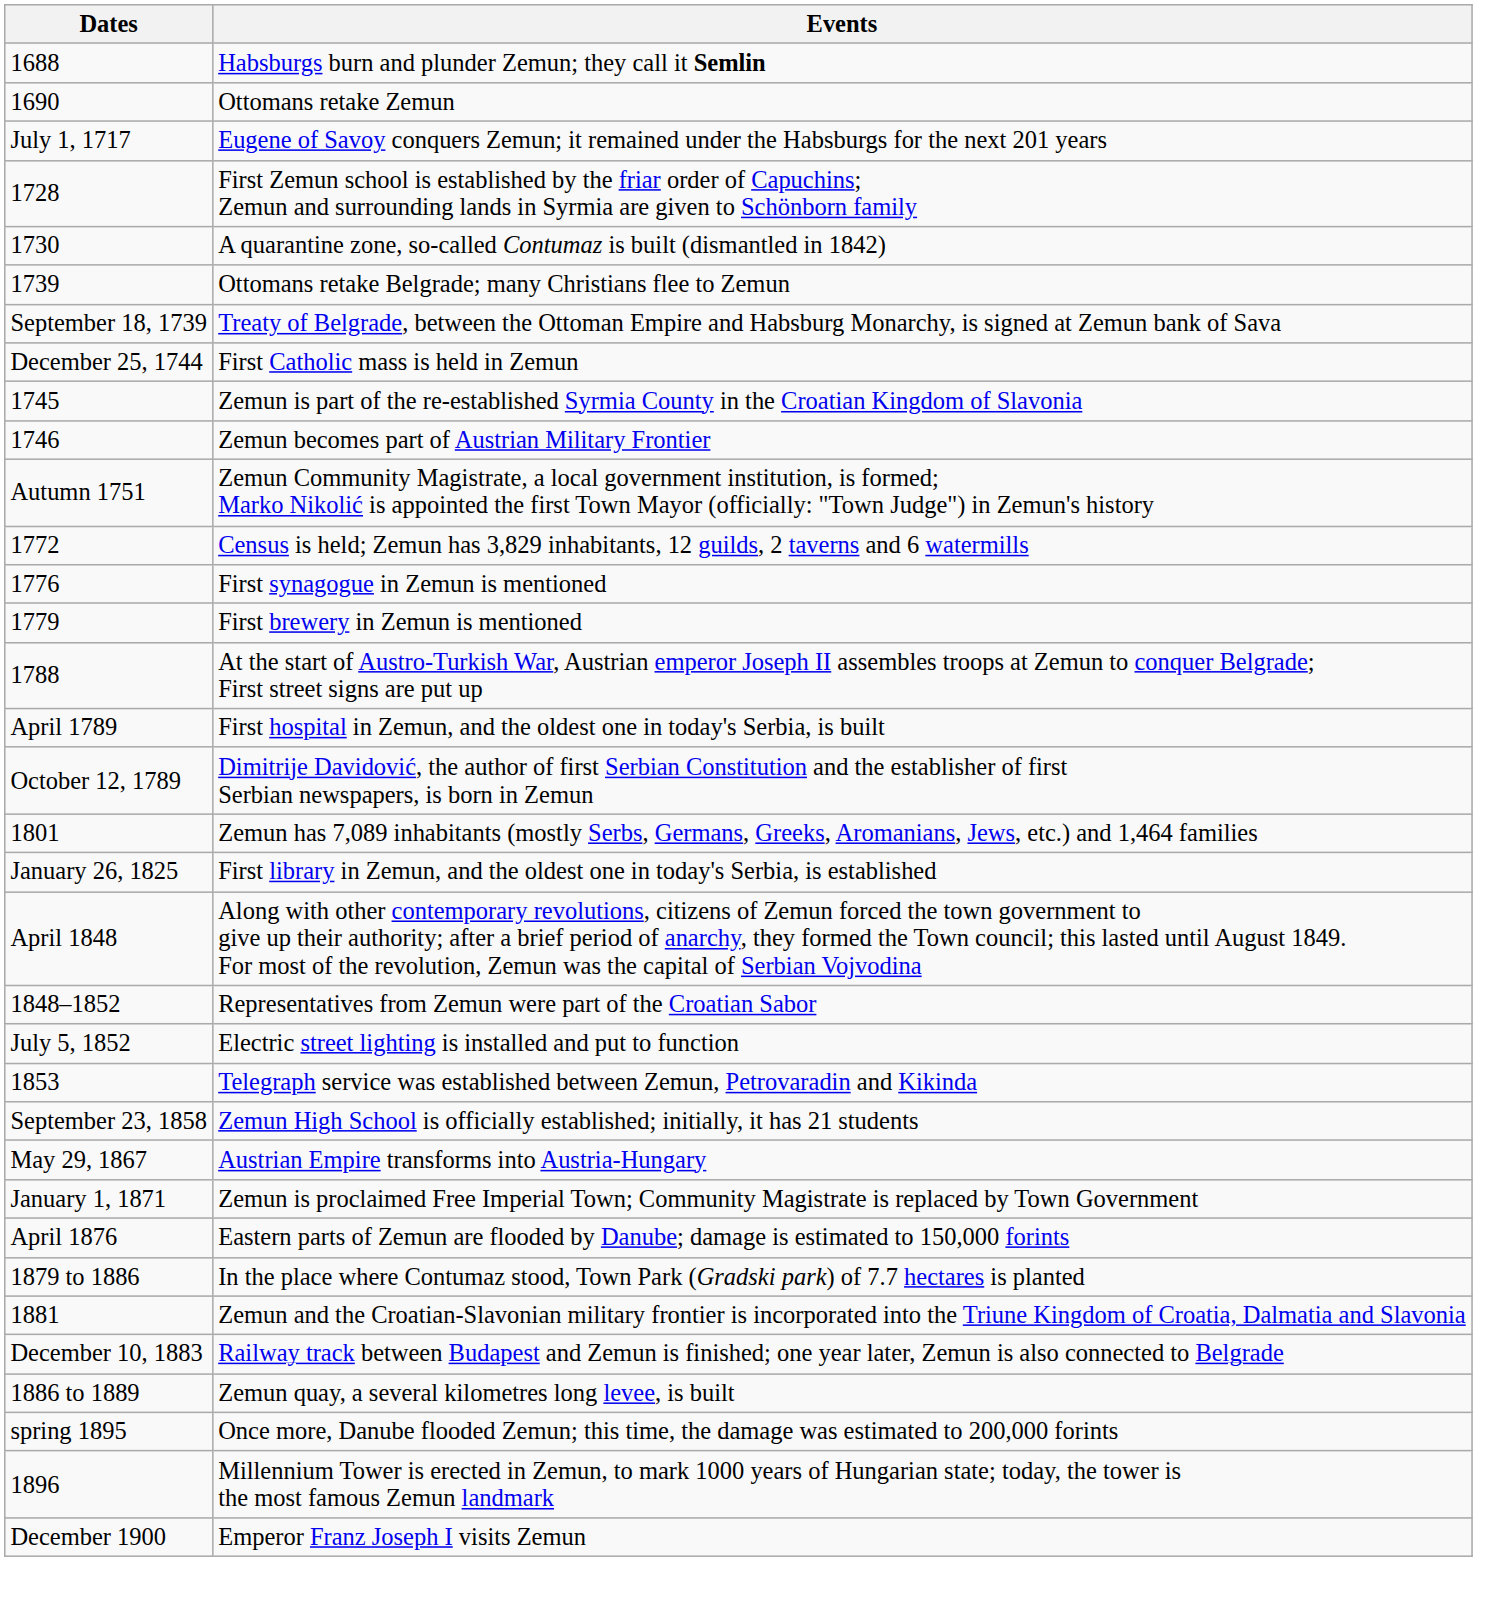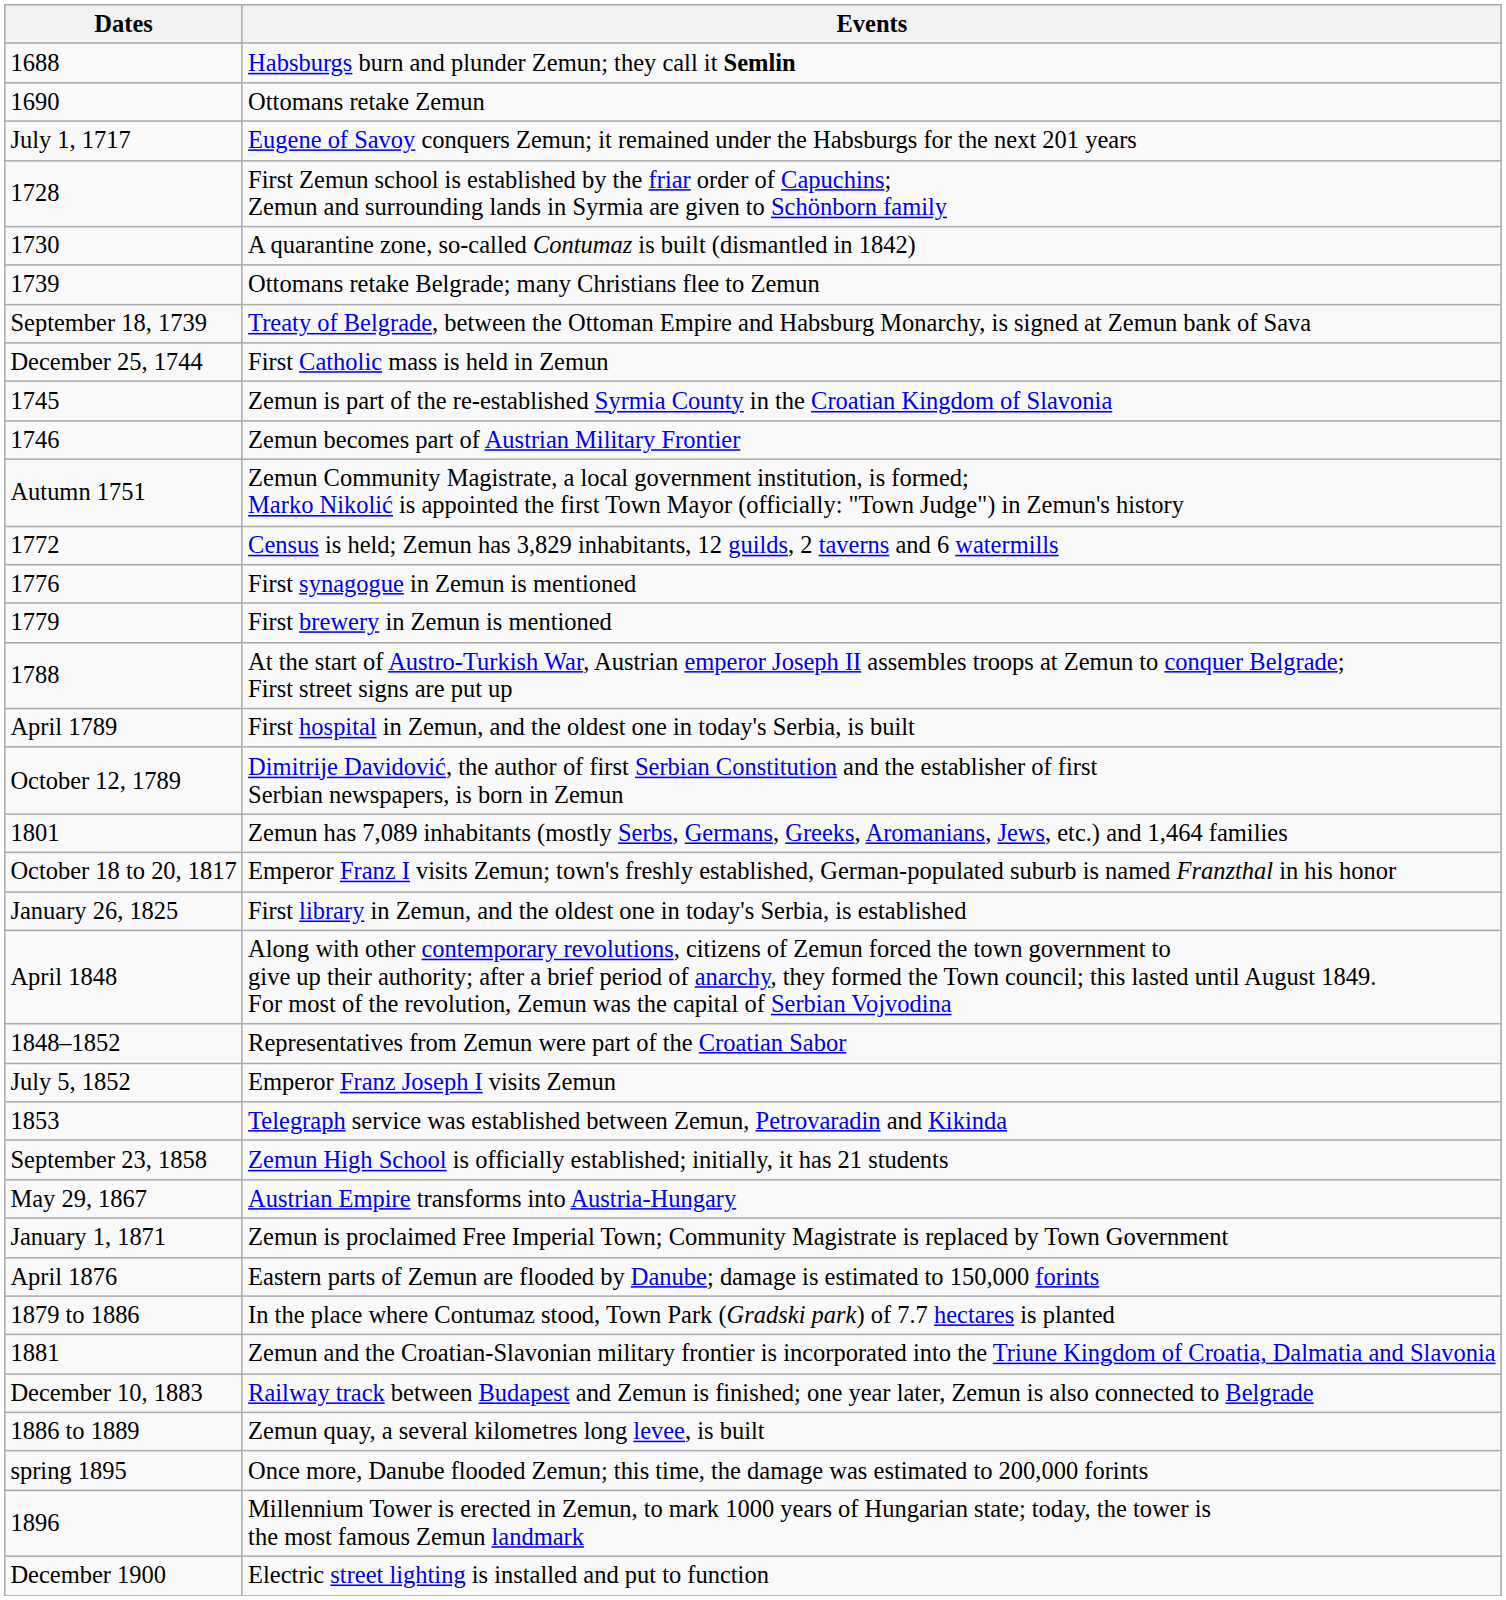+ row: (124, 871)
(479, 1043) Electric street lighting is installed and put to function -> (432, 1082) Emperor Franz Joseph I visits Zemun
(402, 1536) Emperor Franz Joseph I visits Zemun -> (509, 1575) Electric street lighting is installed and put to function
